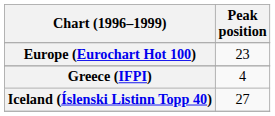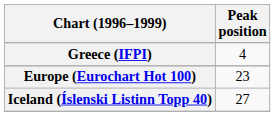rows swapped: (110, 54) <-> (110, 76)
